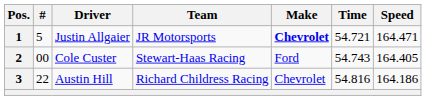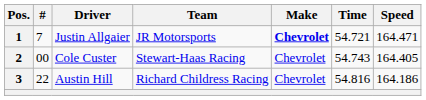(39, 36) 5 -> (39, 36) 7
(287, 57) Ford -> (300, 57) Chevrolet
